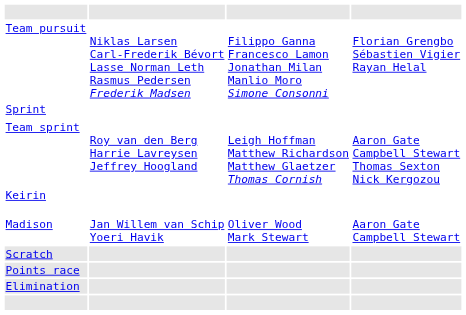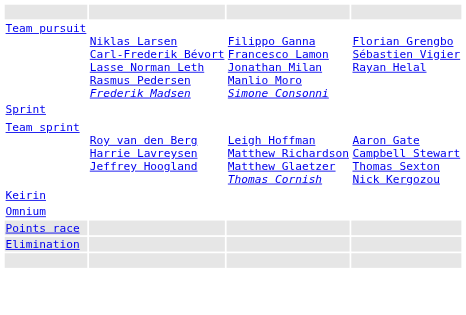- row: (29, 224)
+ row: (26, 212)
- row: (29, 254)
